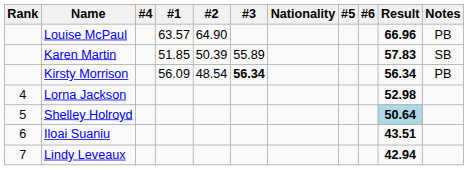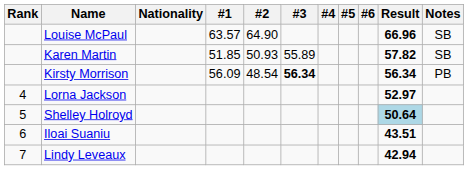columns swapped: (303, 14) <-> (145, 14)
(443, 34) PB -> (443, 34) SB
(212, 54) 50.39 -> (262, 54) 50.93
(400, 54) 57.83 -> (400, 54) 57.82
(400, 94) 52.98 -> (400, 94) 52.97
